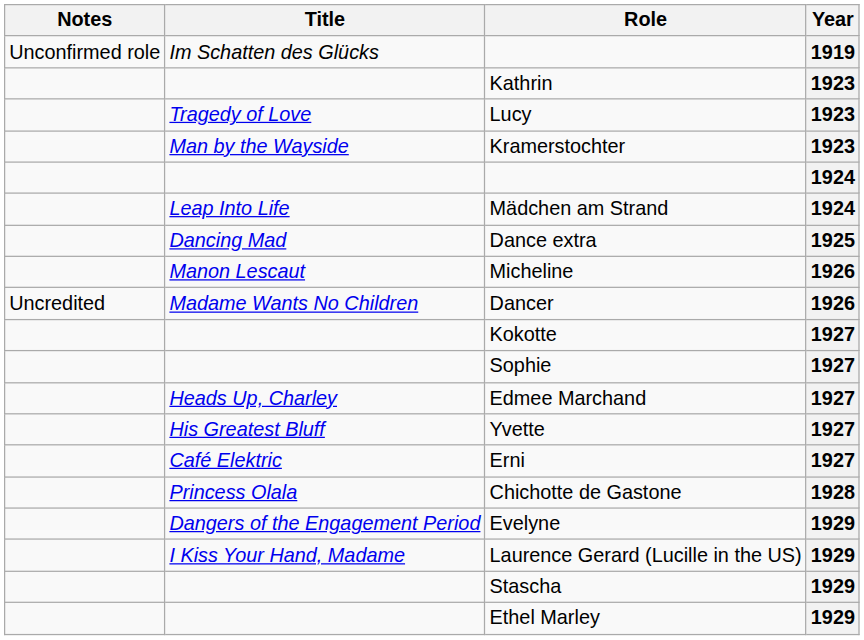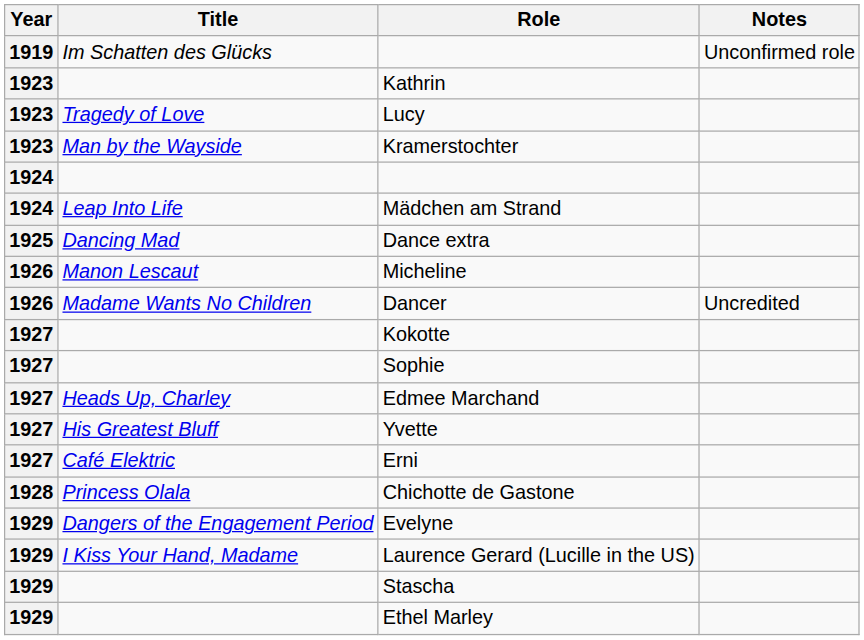columns swapped: (833, 20) <-> (85, 20)
